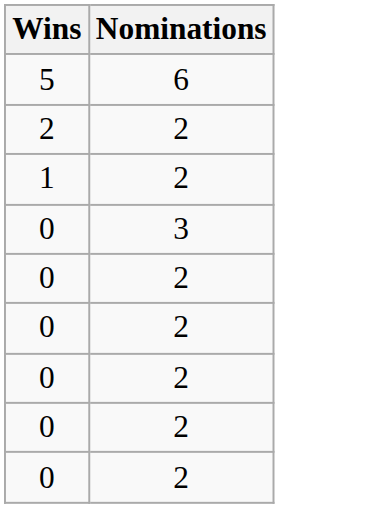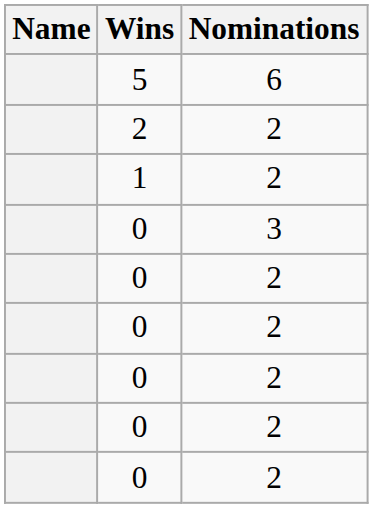+ column: (51, 29)
